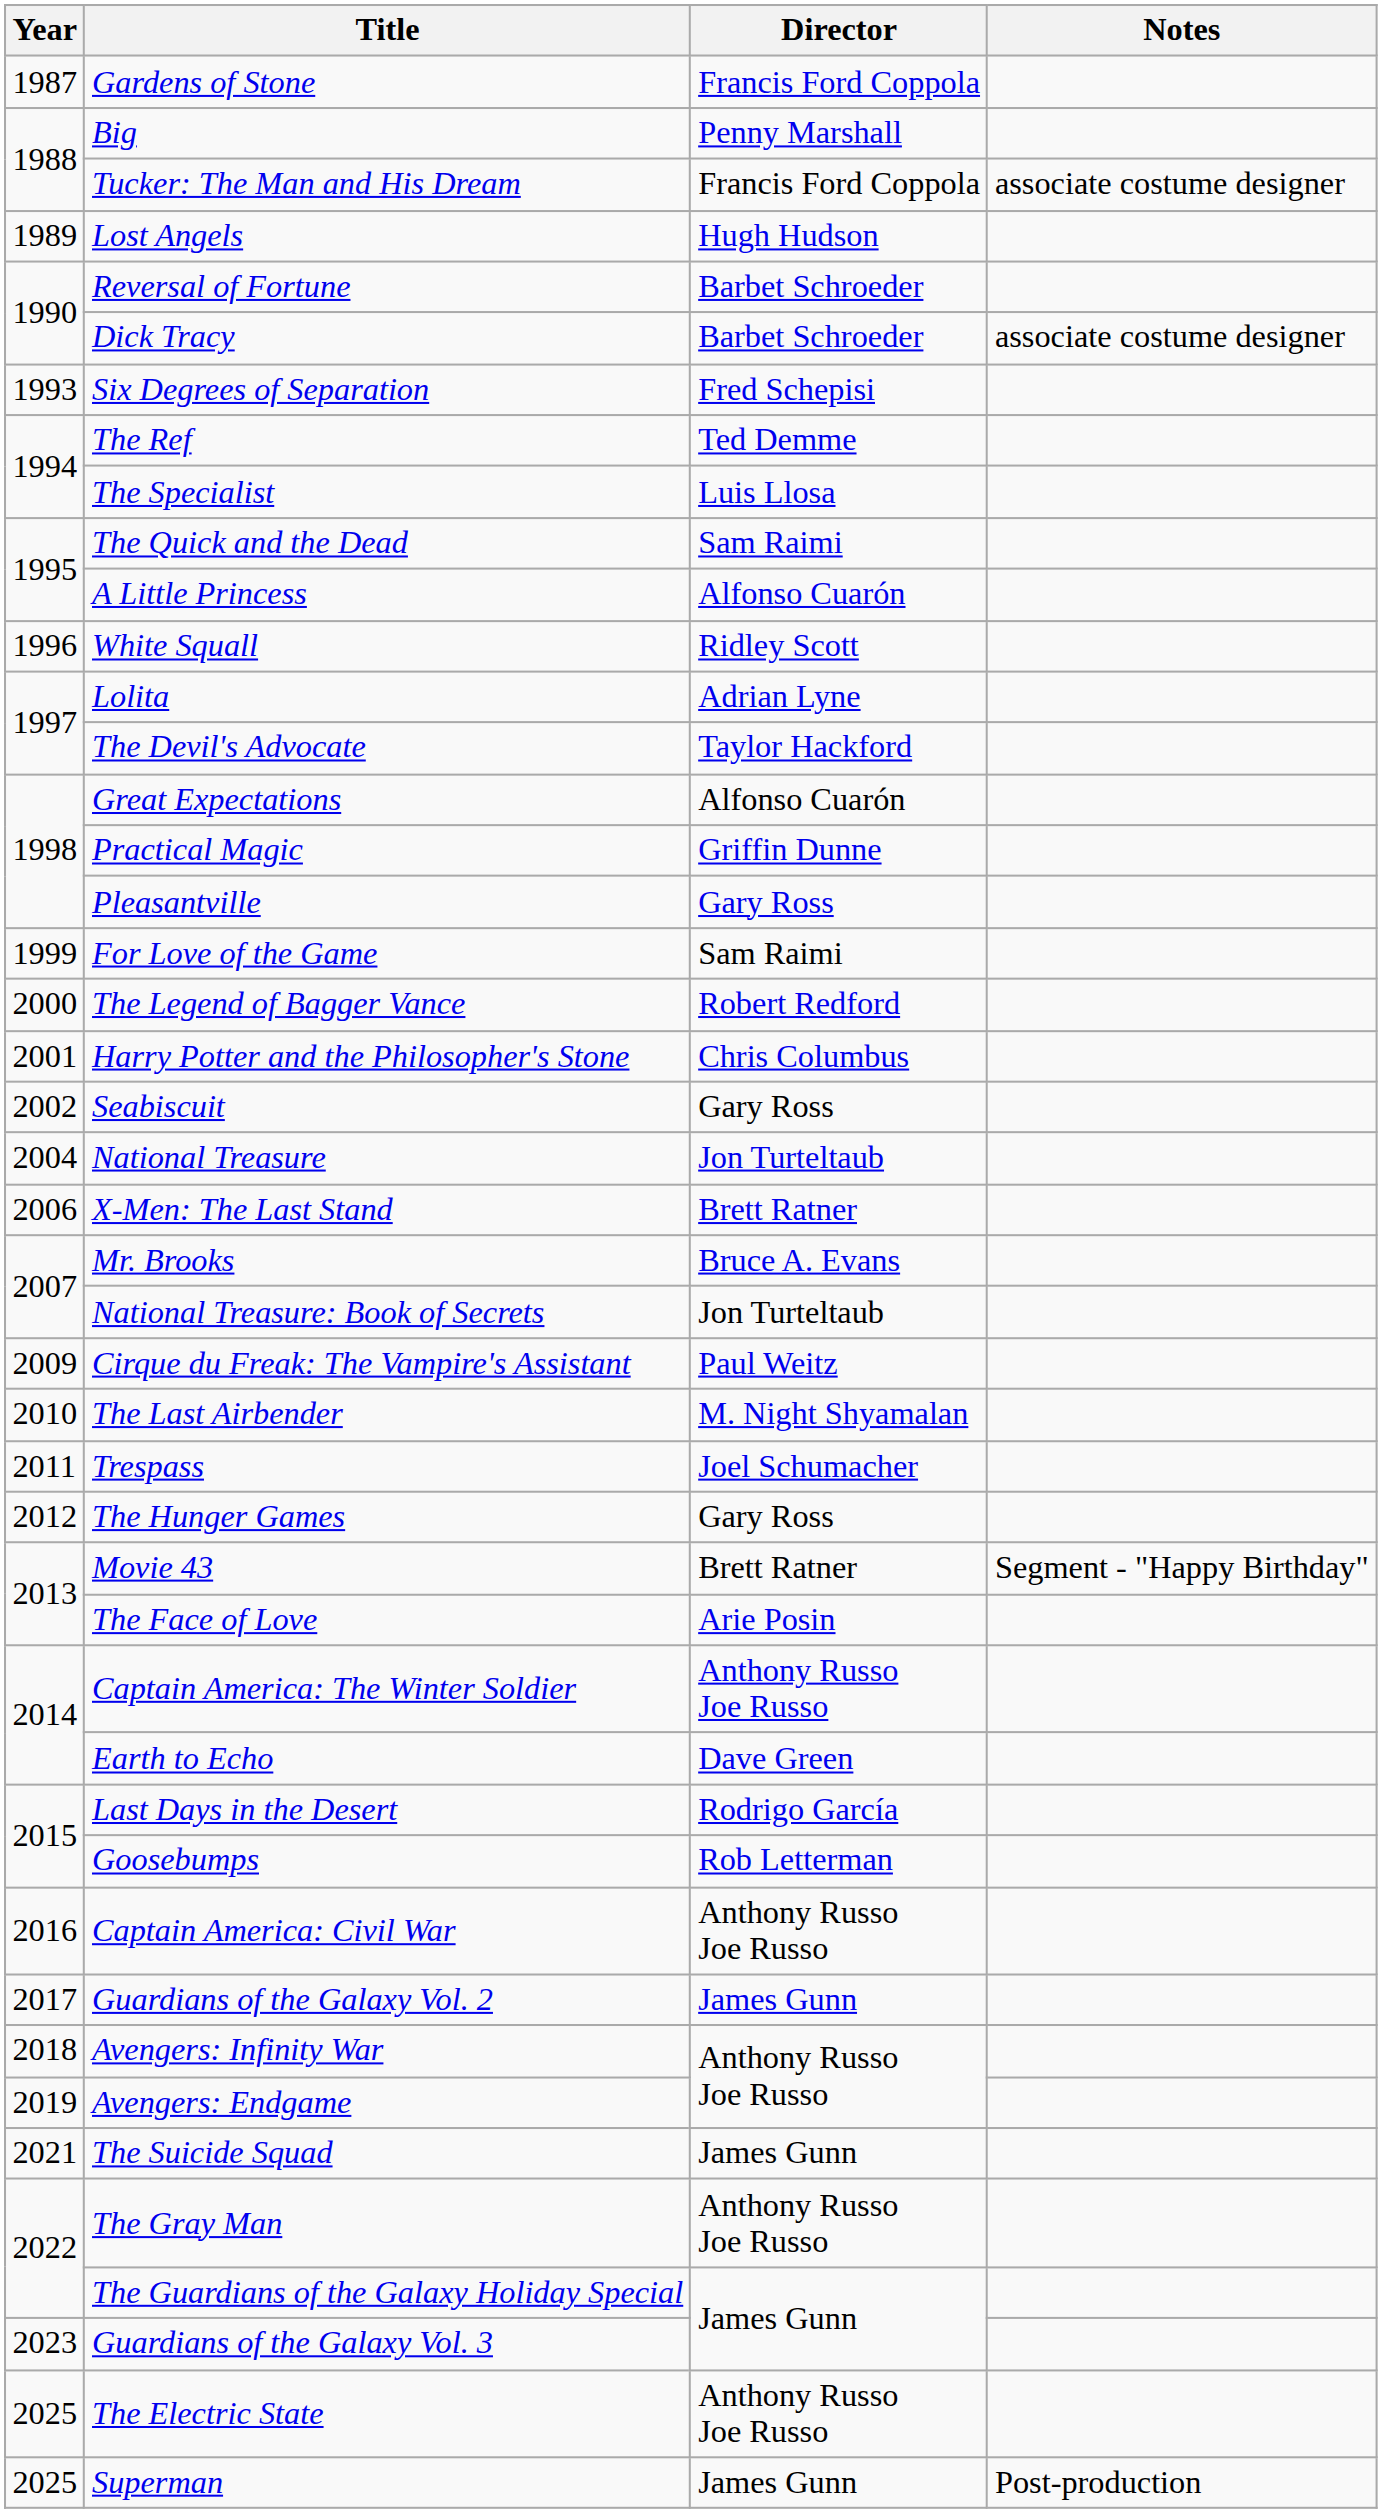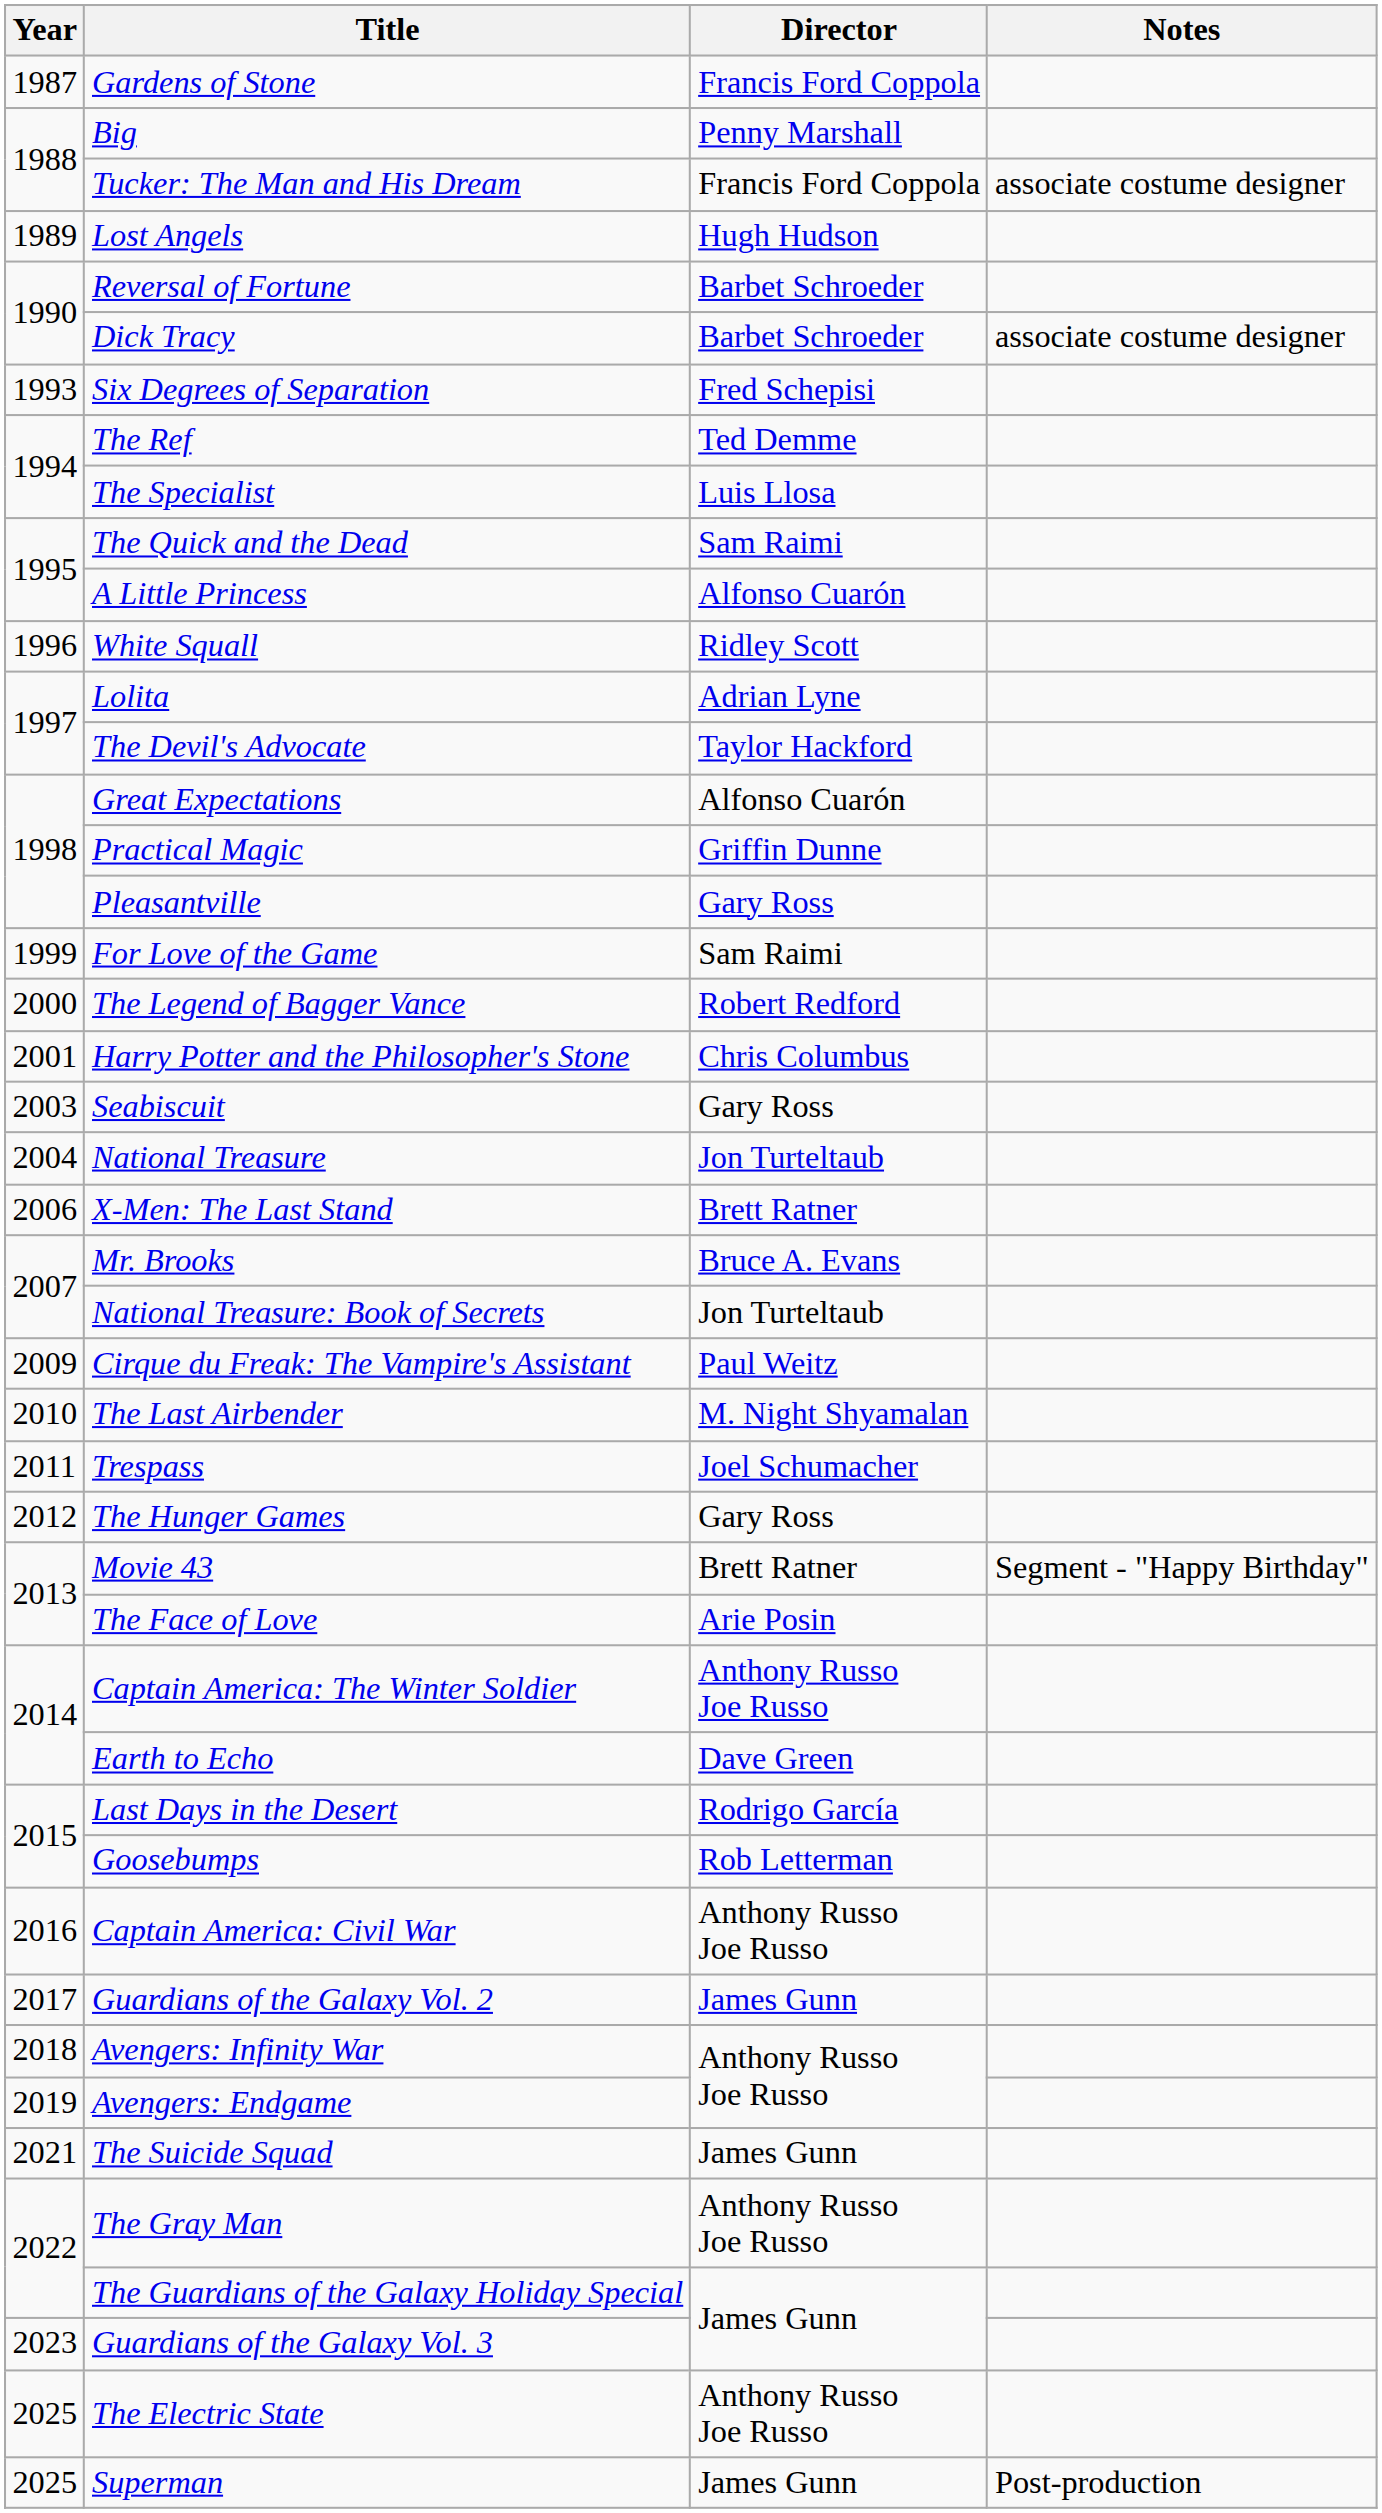(45, 1106) 2002 -> (45, 1106) 2003
